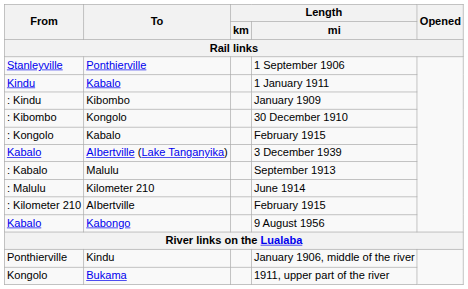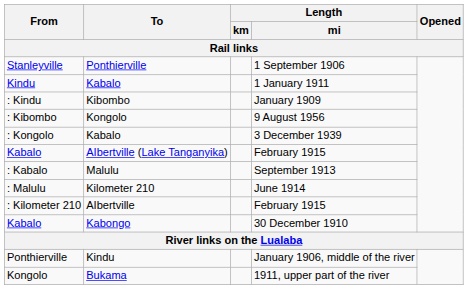(301, 118) 30 December 1910 -> (289, 118) 9 August 1956
(290, 135) February 1915 -> (298, 135) 3 December 1939
(298, 153) 3 December 1939 -> (290, 153) February 1915
(289, 223) 9 August 1956 -> (301, 223) 30 December 1910
